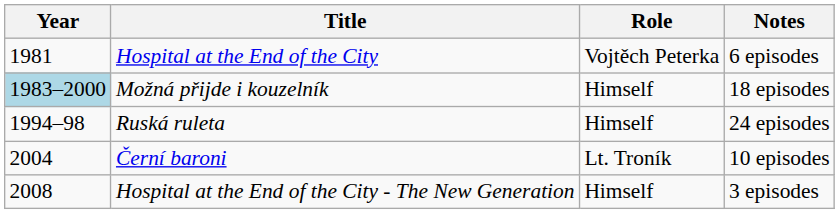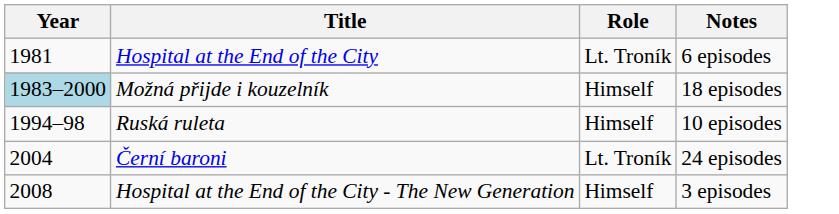(652, 55) Vojtěch Peterka -> (628, 55) Lt. Troník
(779, 123) 24 episodes -> (732, 123) 10 episodes
(779, 157) 10 episodes -> (732, 157) 24 episodes
